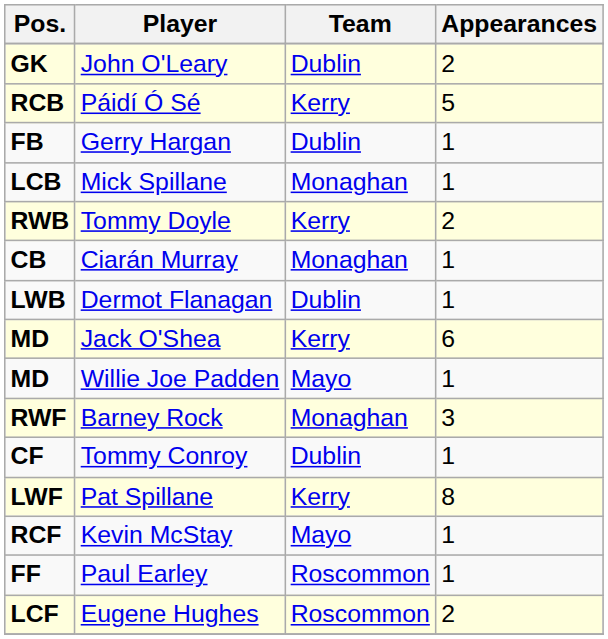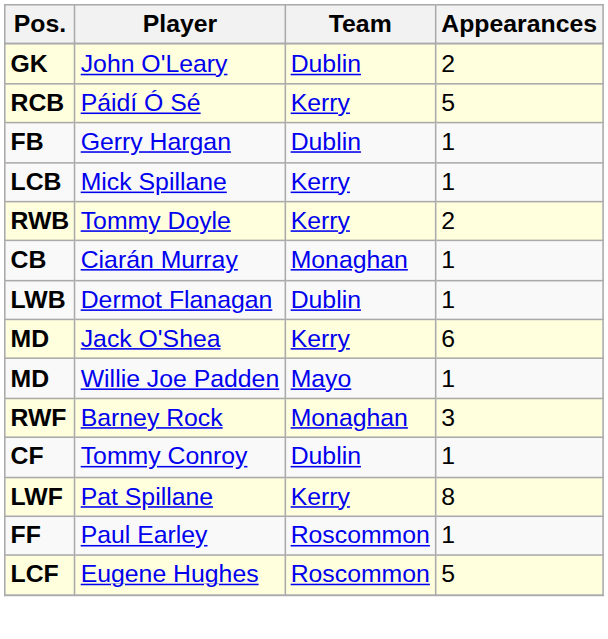(349, 181) Monaghan -> (320, 181) Kerry
- row: (157, 535)
(448, 614) 2 -> (448, 574) 5
